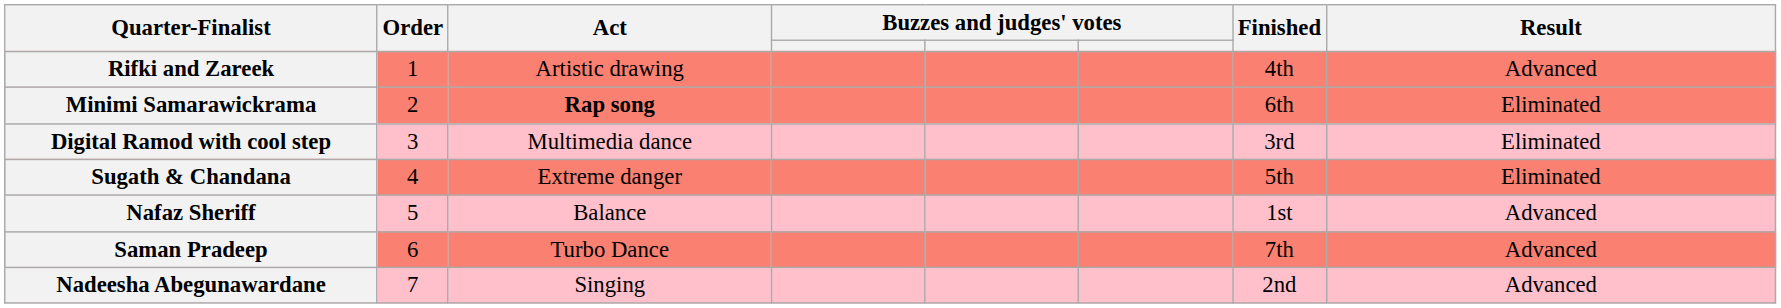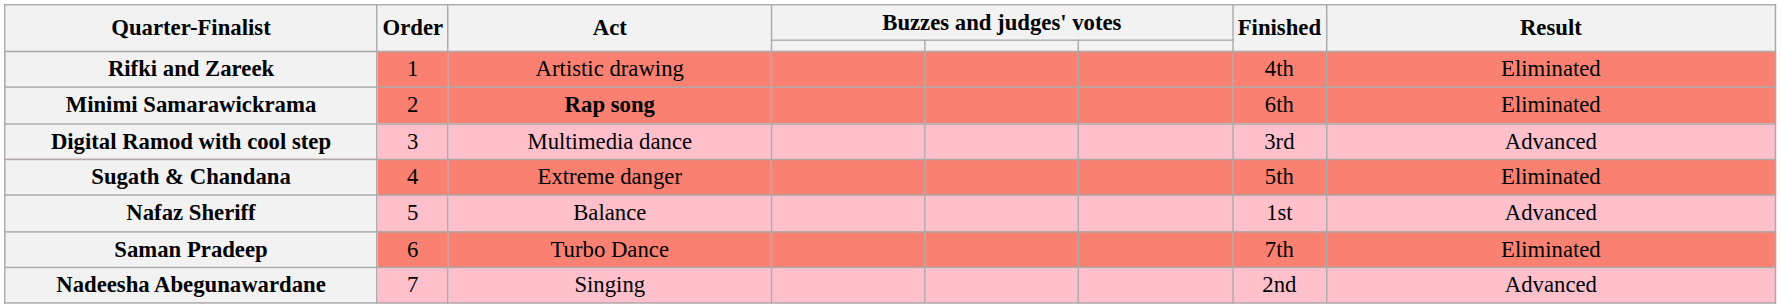(1551, 69) Advanced -> (1551, 69) Eliminated
(1551, 141) Eliminated -> (1551, 141) Advanced
(1551, 249) Advanced -> (1551, 249) Eliminated
